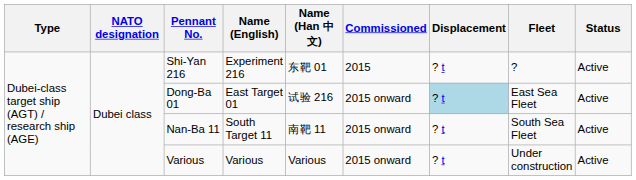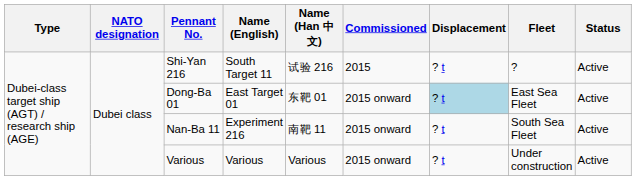(254, 67) Experiment 216 -> (249, 67) South Target 11
(307, 67) 东靶 01 -> (311, 67) 试验 216
(311, 98) 试验 216 -> (307, 98) 东靶 01
(249, 129) South Target 11 -> (254, 129) Experiment 216
